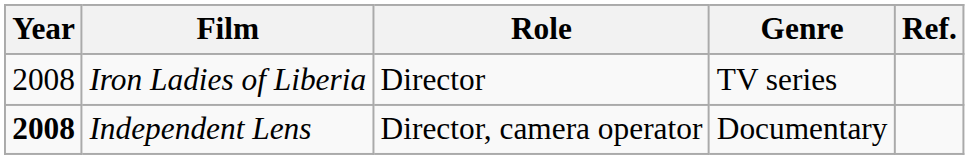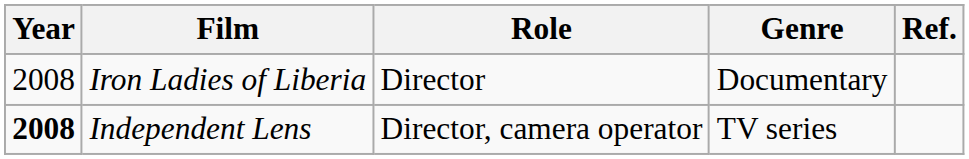(777, 79) TV series -> (802, 79) Documentary
(802, 128) Documentary -> (777, 128) TV series
